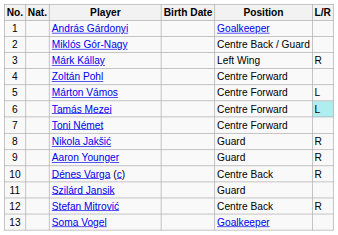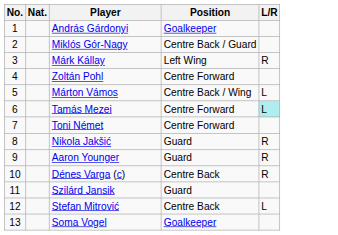- column: (188, 13)
(252, 93) Centre Forward -> (208, 93) Centre Back / Wing
(318, 206) R -> (264, 206) L
